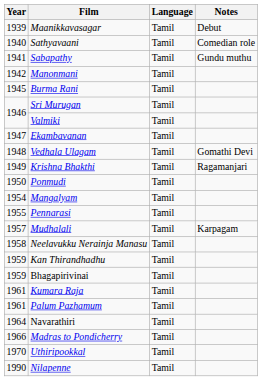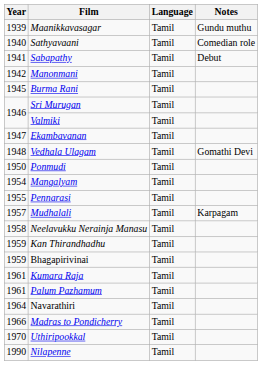(209, 27) Debut -> (224, 27) Gundu muthu
(224, 58) Gundu muthu -> (209, 58) Debut
- row: (63, 167)
